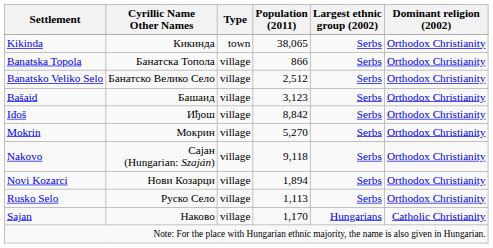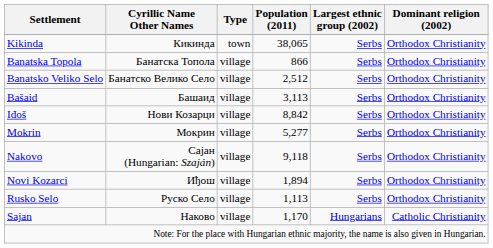(295, 97) 3,123 -> (295, 97) 3,113
(201, 114) Иђош -> (181, 114) Нови Козарци
(295, 132) 5,270 -> (295, 132) 5,277
(181, 180) Нови Козарци -> (201, 180) Иђош
